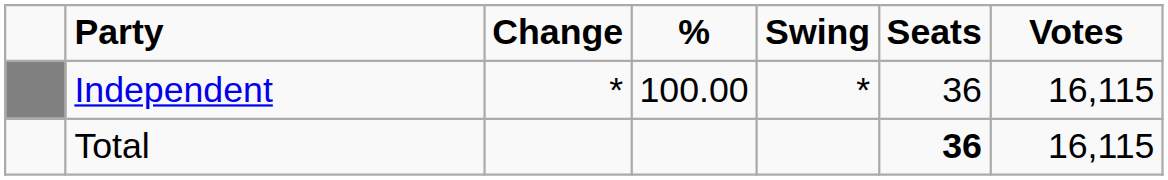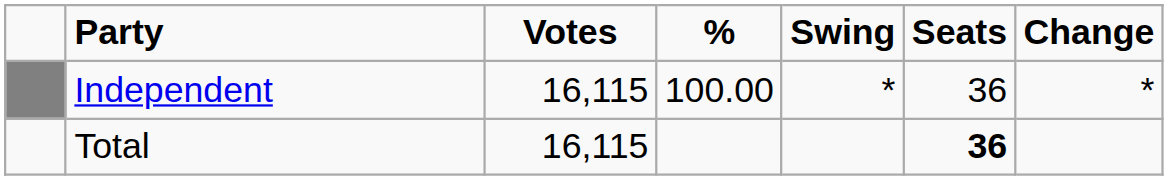columns swapped: (1076, 32) <-> (558, 32)
